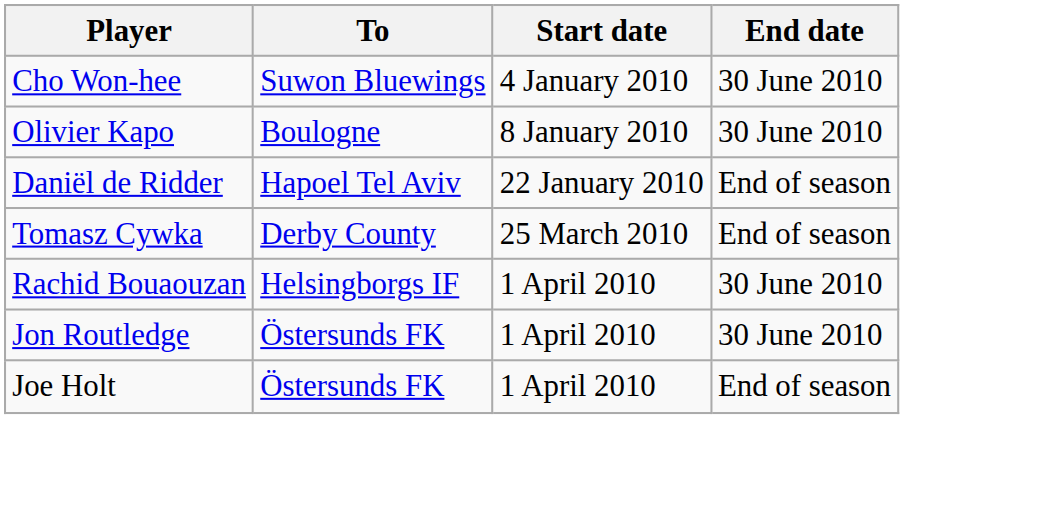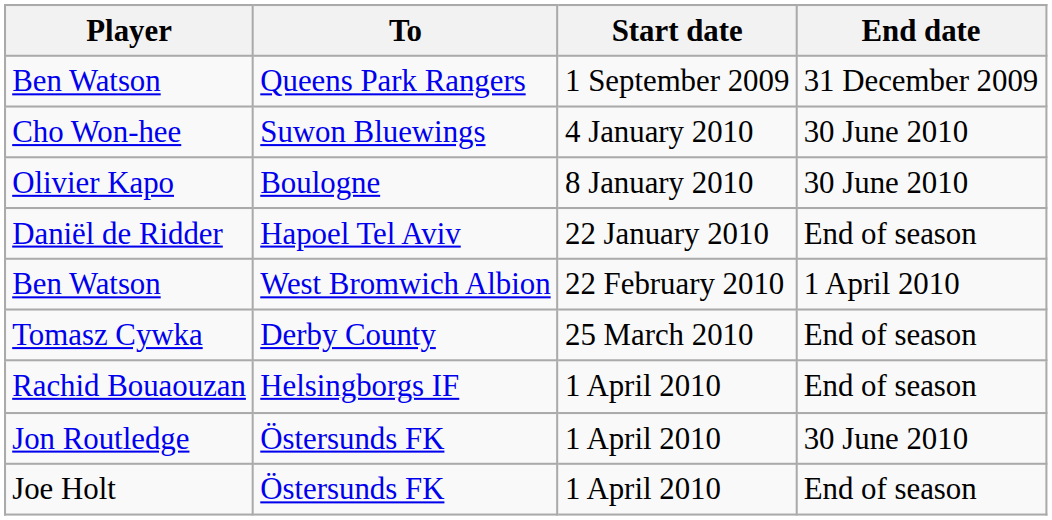+ row: (86, 81)
+ row: (86, 284)
(800, 284) 30 June 2010 -> (890, 386) End of season
